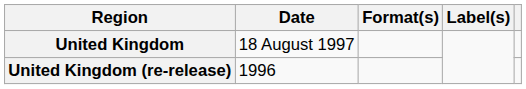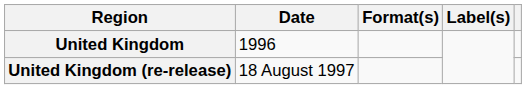(297, 44) 18 August 1997 -> (257, 44) 1996
(257, 70) 1996 -> (297, 70) 18 August 1997
